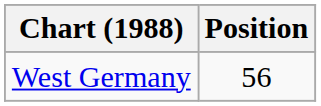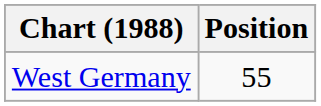(256, 76) 56 -> (256, 76) 55
